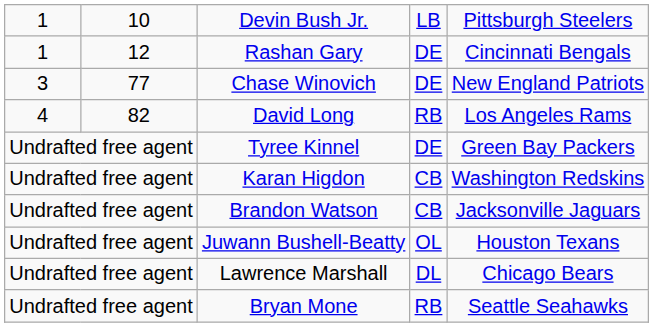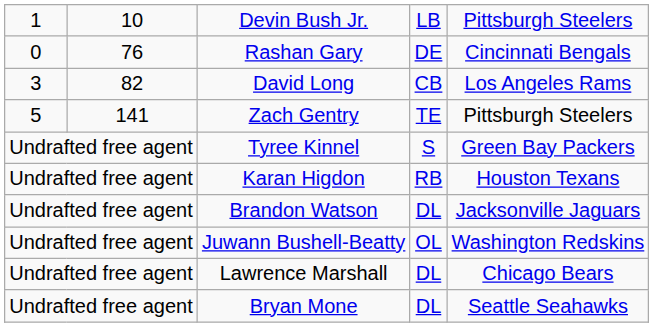(42, 52) 1 -> (36, 52) 0
(139, 52) 12 -> (132, 52) 76
- row: (304, 83)
(42, 115) 4 -> (36, 83) 3
(428, 115) RB -> (428, 83) CB
+ row: (304, 115)
(428, 147) DE -> (428, 147) S
(428, 178) CB -> (428, 178) RB
(548, 178) Washington Redskins -> (548, 178) Houston Texans
(428, 210) CB -> (428, 210) DL
(548, 242) Houston Texans -> (548, 242) Washington Redskins
(428, 305) RB -> (428, 305) DL
